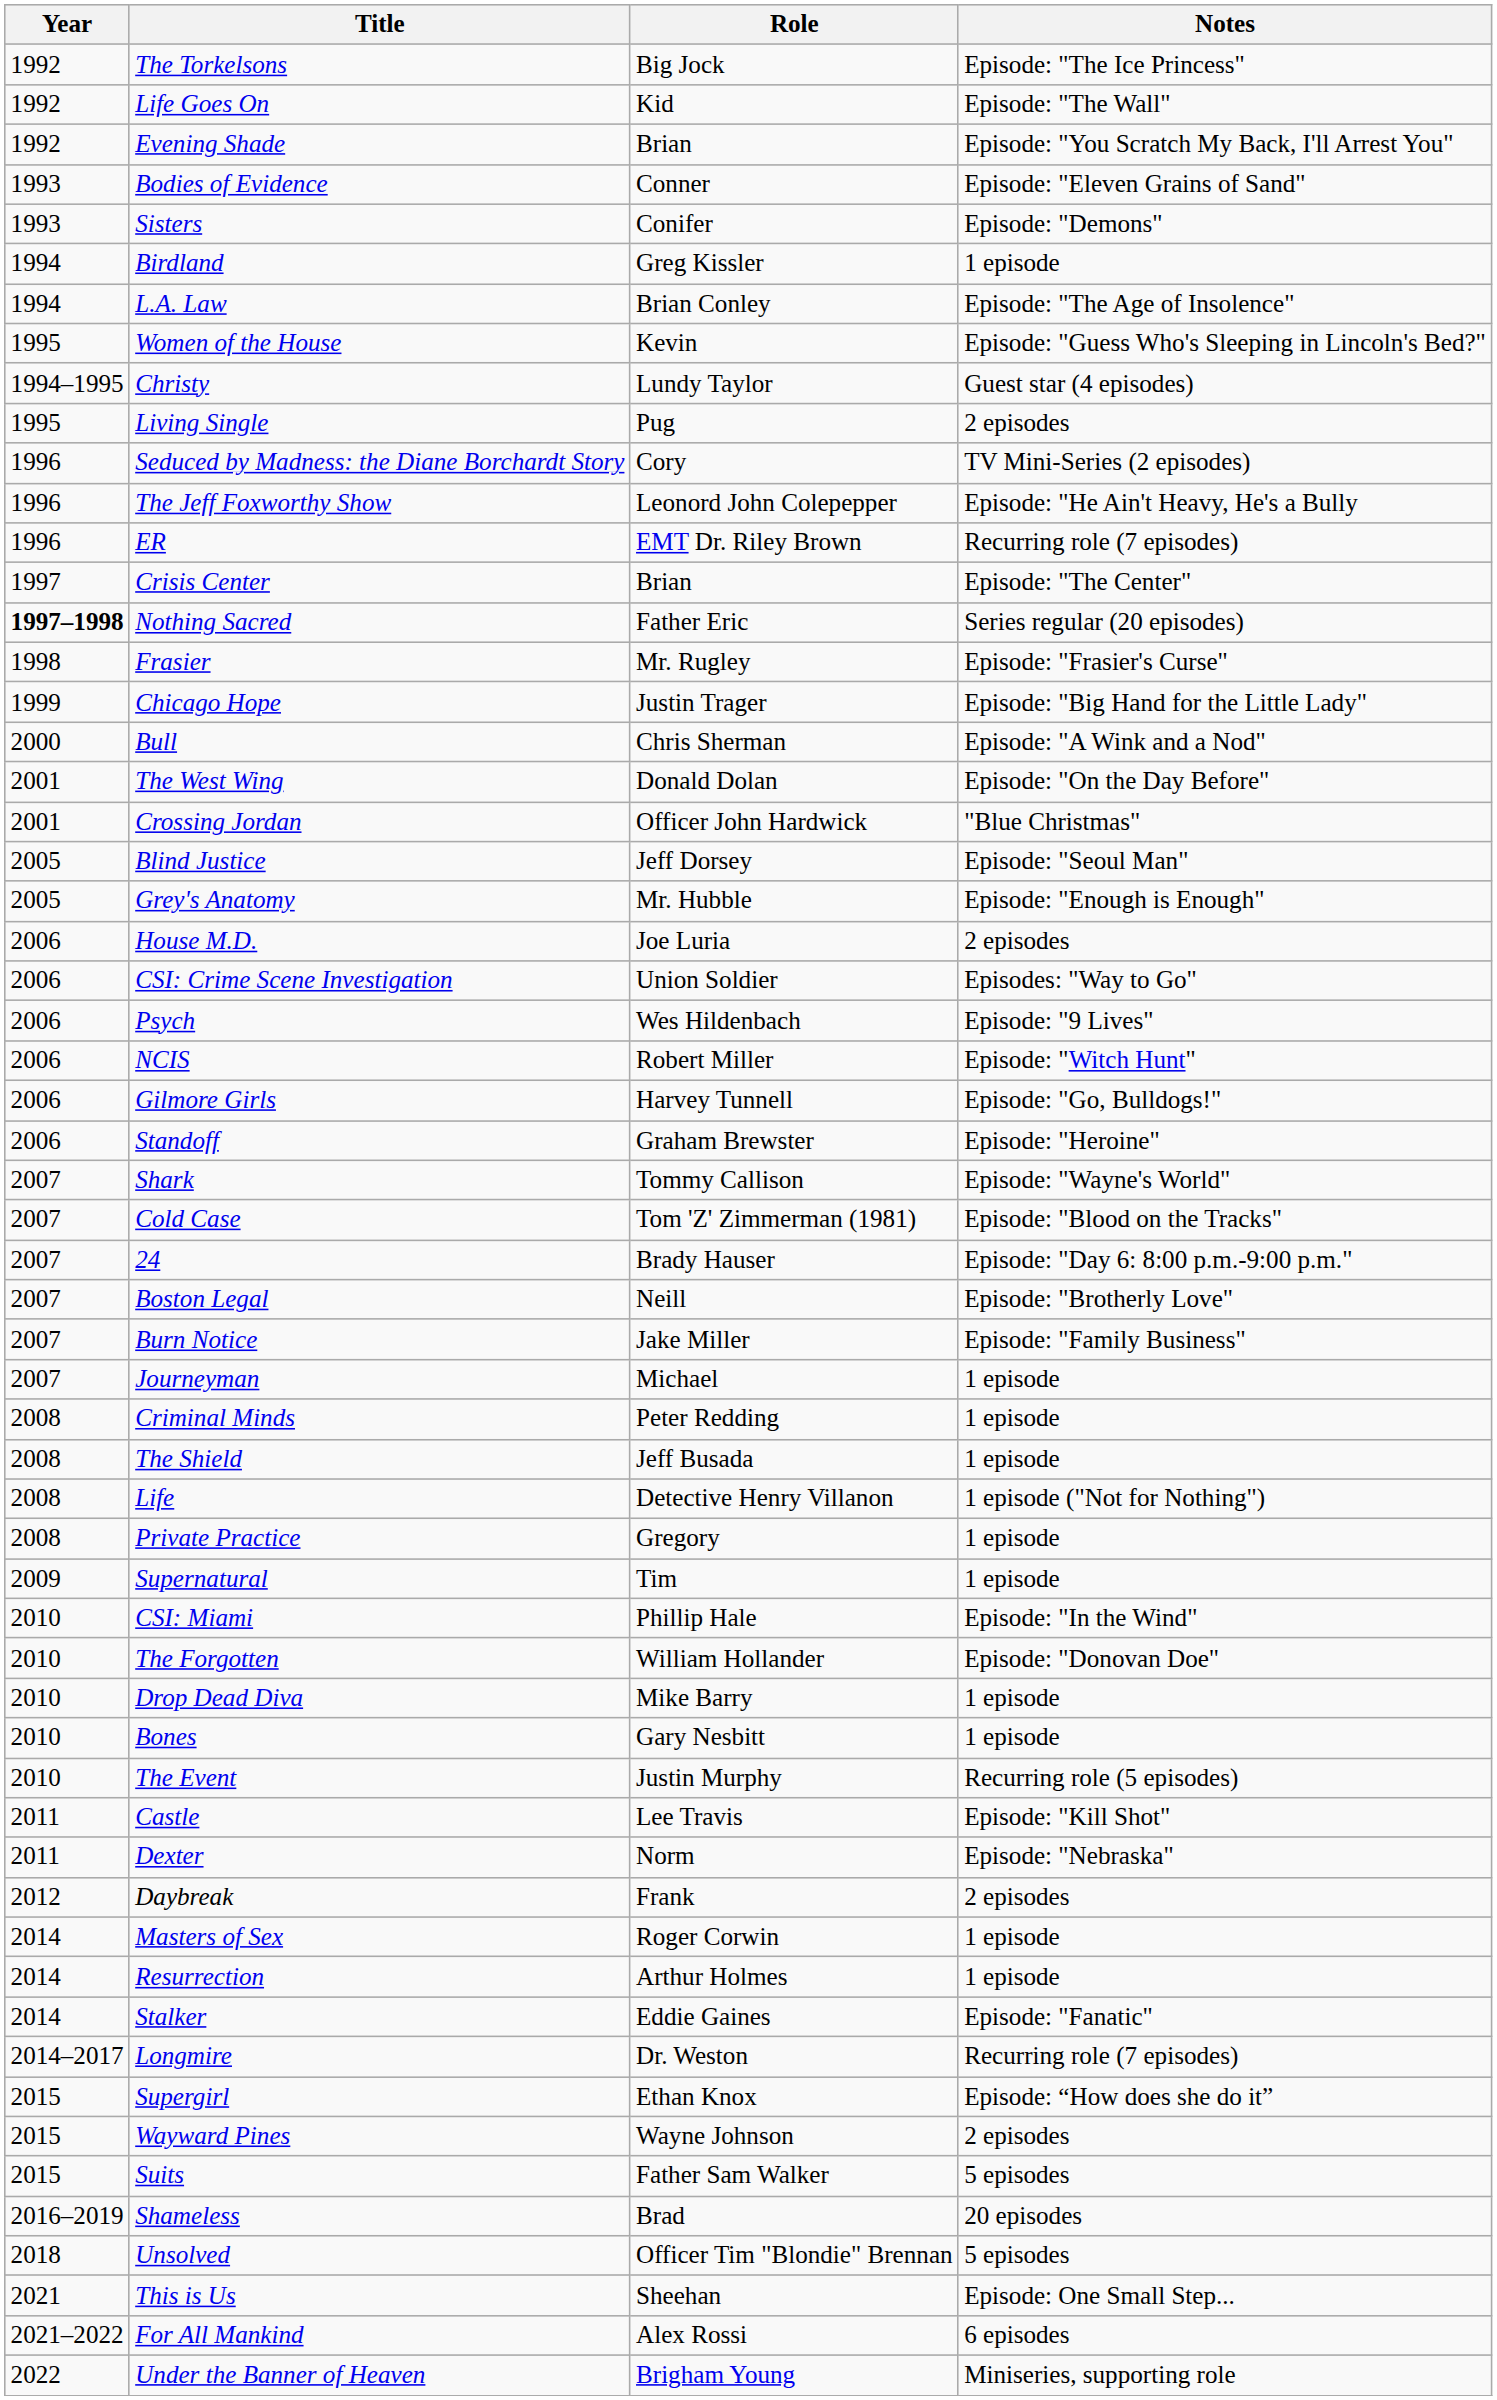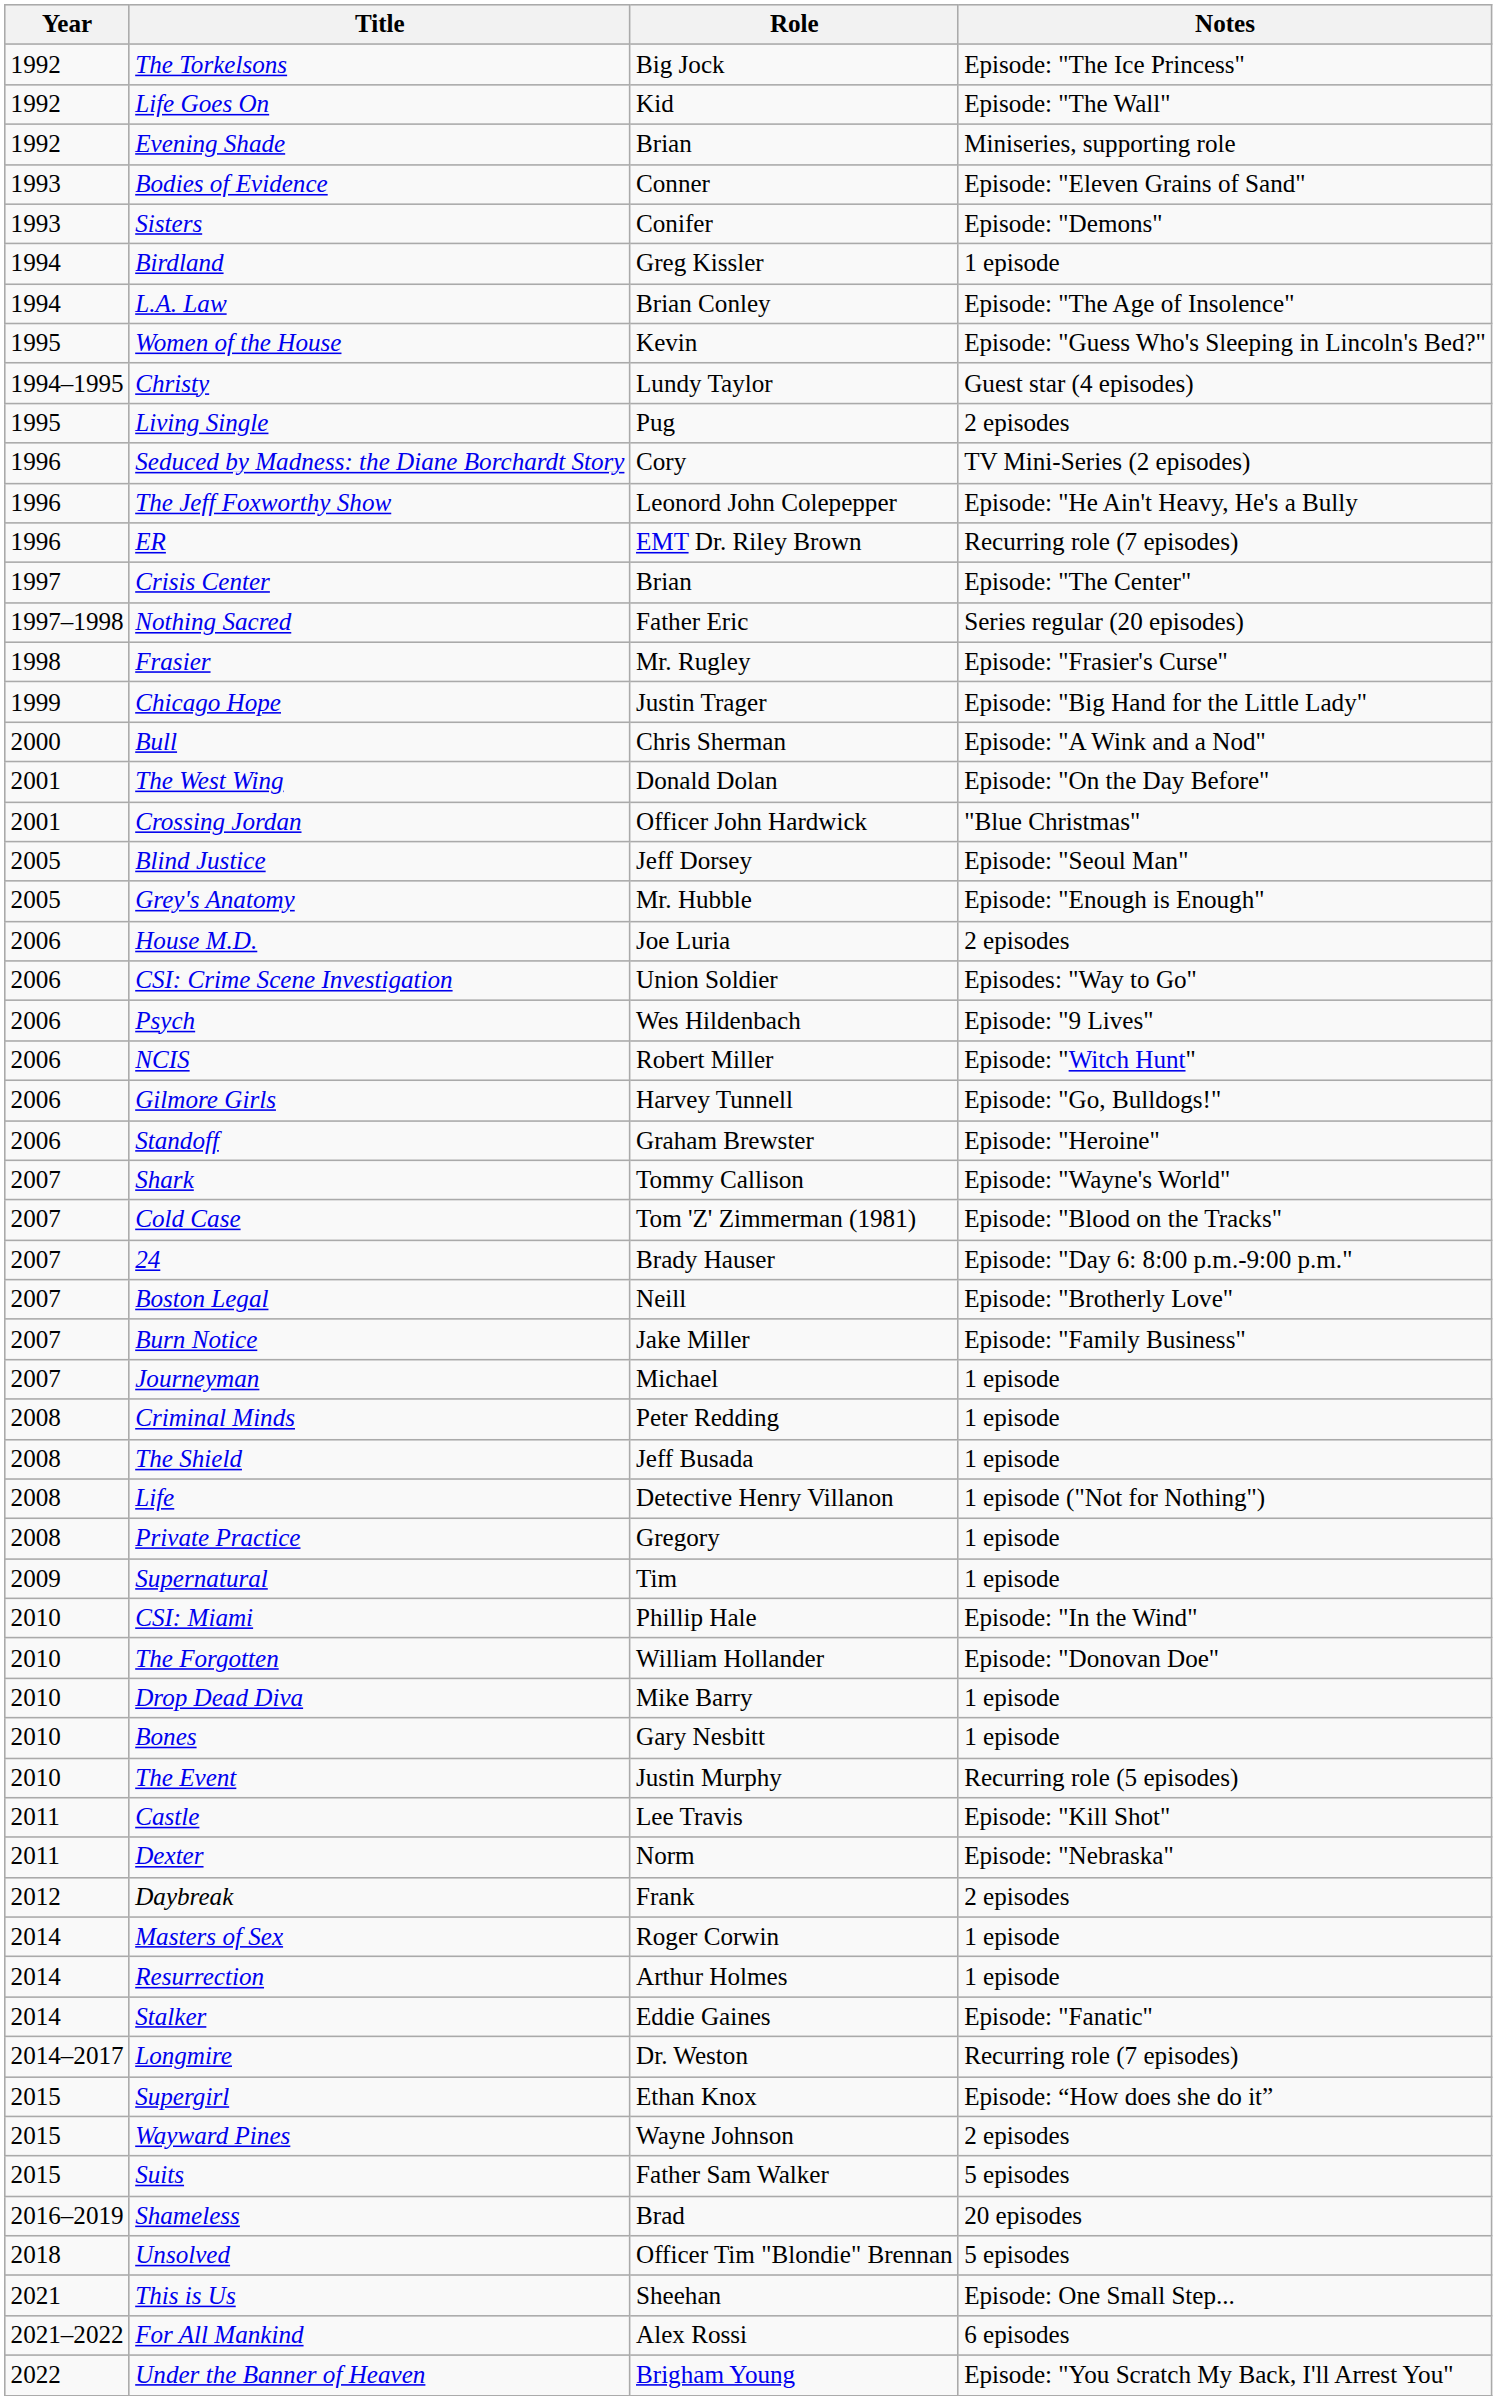(1209, 143) Episode: "You Scratch My Back, I'll Arrest You" -> (1100, 143) Miniseries, supporting role
(67, 622) bold -> (67, 622) normal
(1100, 2374) Miniseries, supporting role -> (1209, 2374) Episode: "You Scratch My Back, I'll Arrest You"
